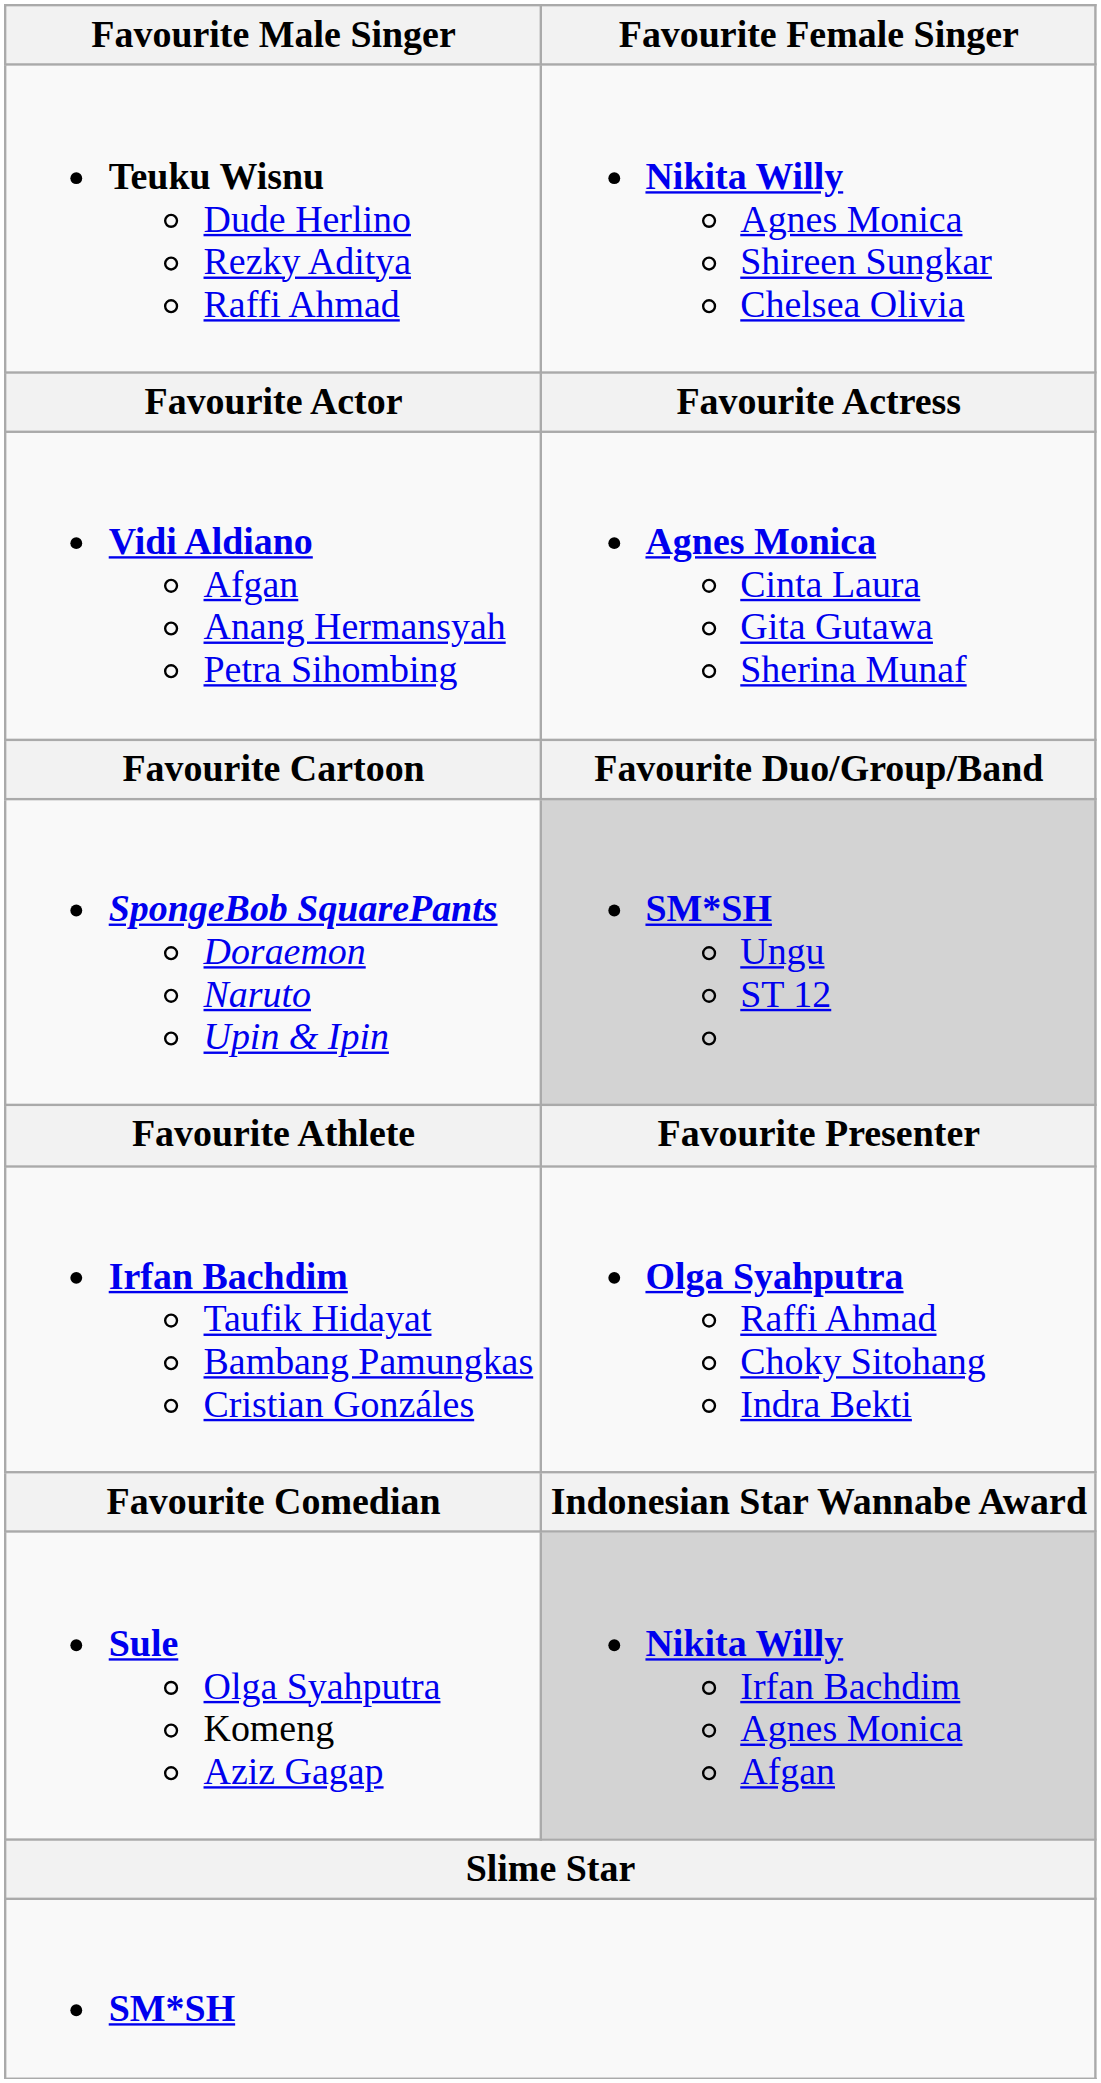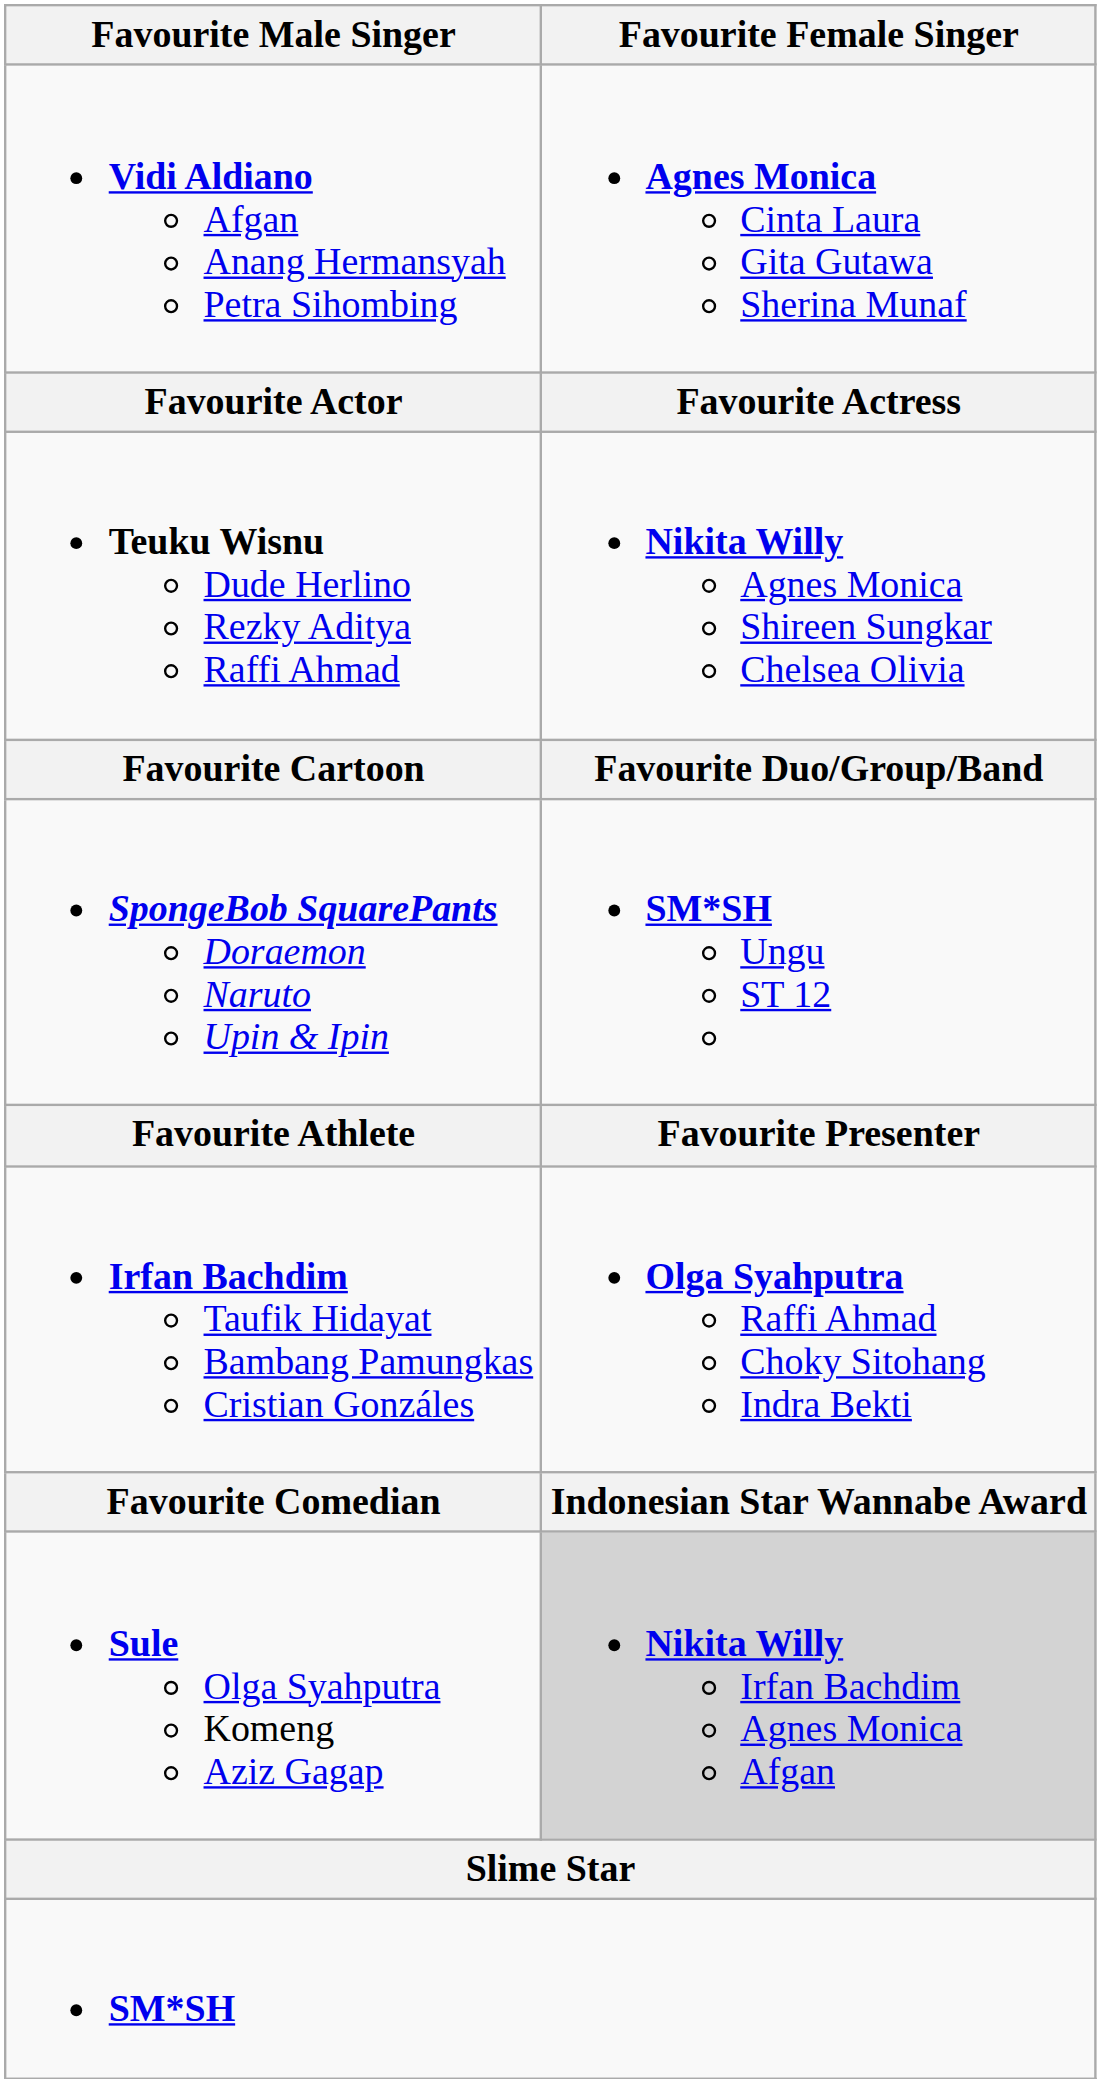rows swapped: (274, 607) <-> (274, 240)
(819, 973) lightgrey background -> (819, 973) no background
